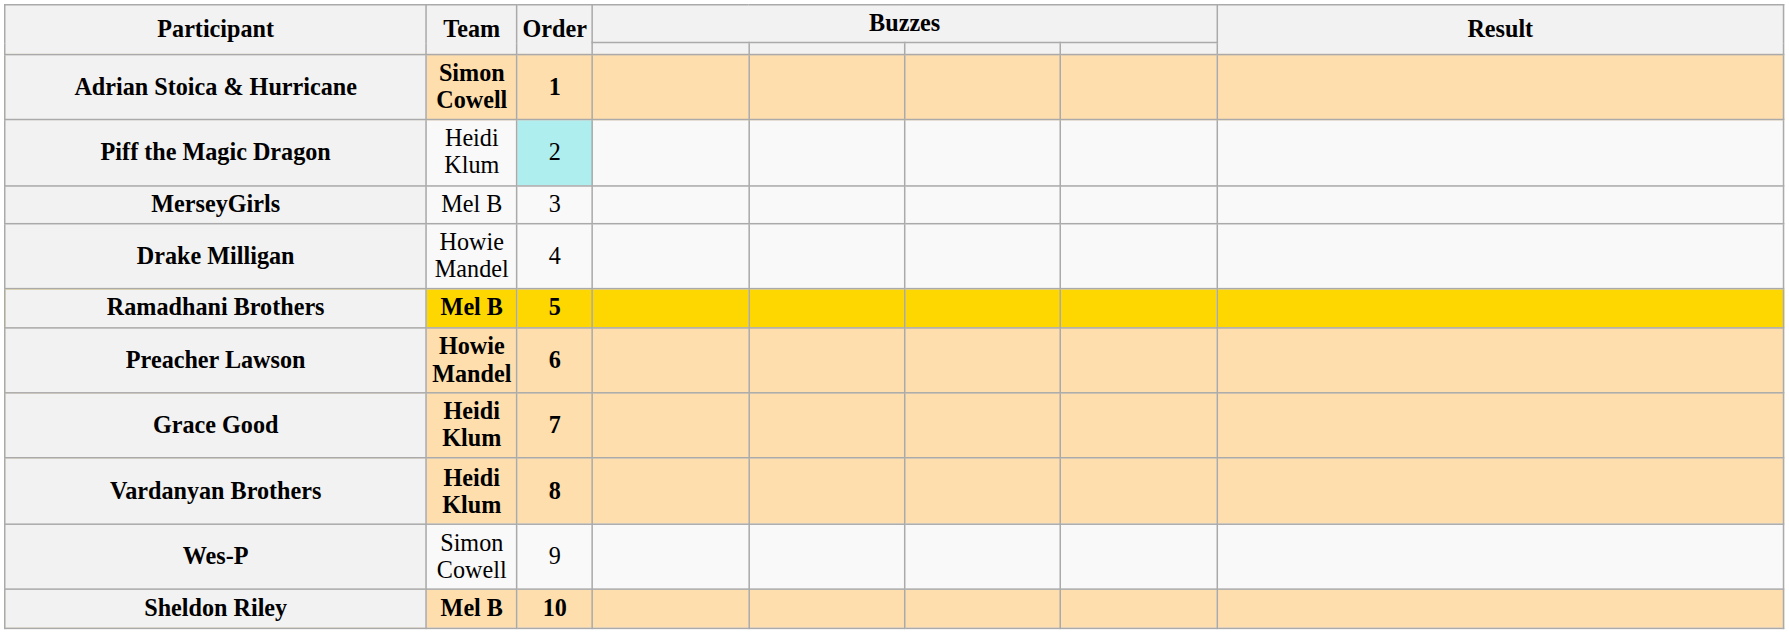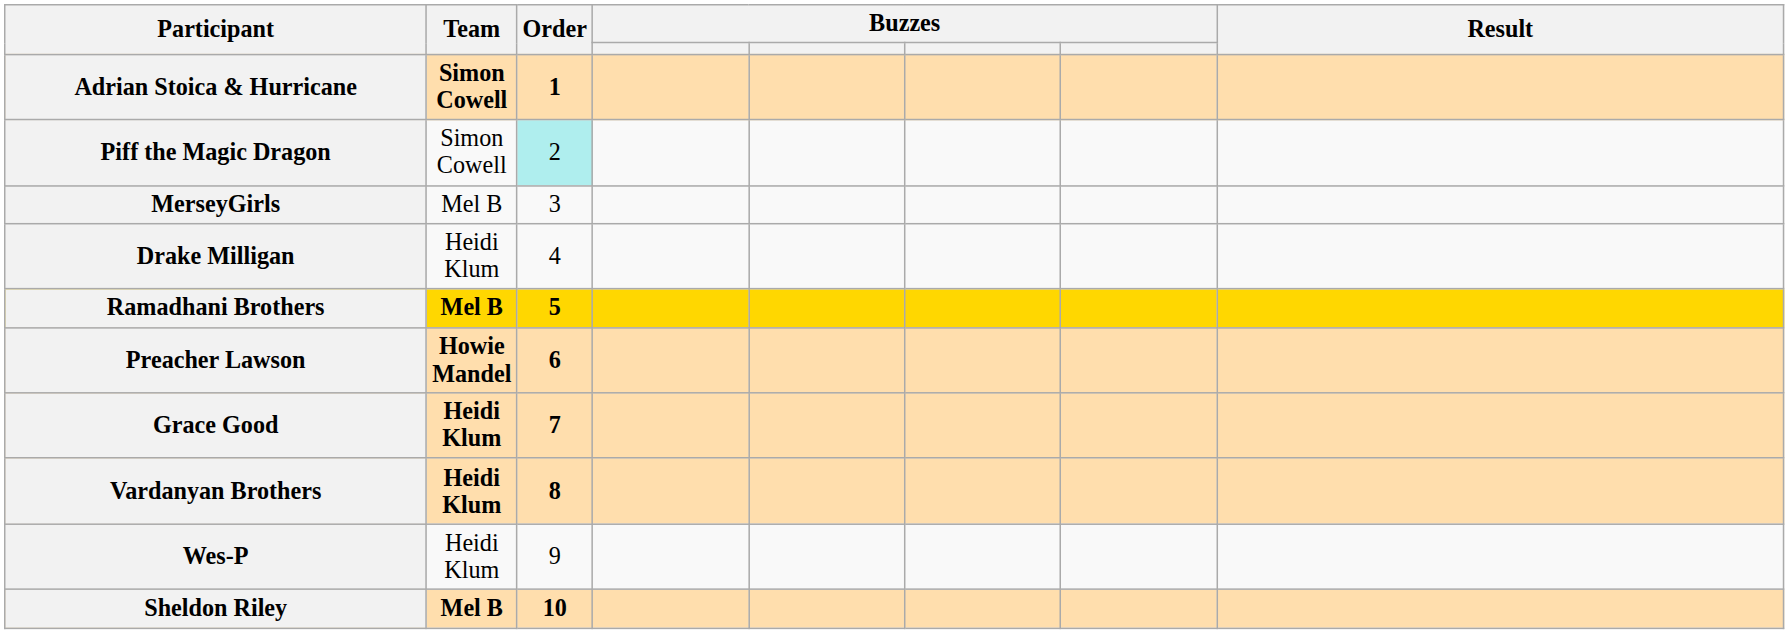(472, 152) Heidi Klum -> (472, 152) Simon Cowell
(472, 256) Howie Mandel -> (472, 256) Heidi Klum
(472, 556) Simon Cowell -> (472, 556) Heidi Klum
